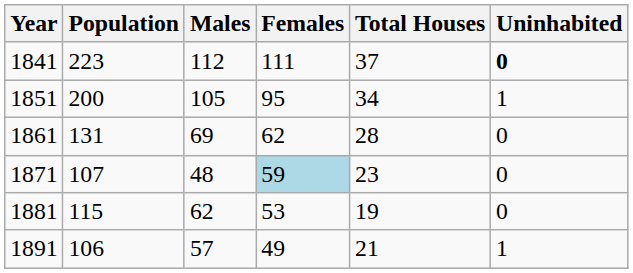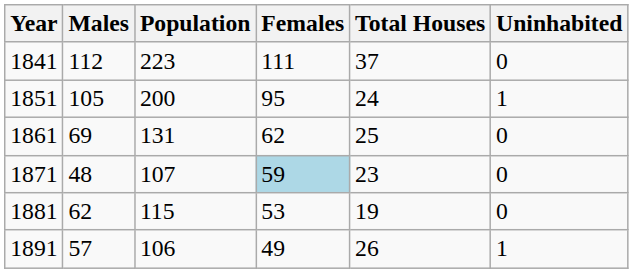columns swapped: (124, 23) <-> (220, 23)
(502, 60) bold -> (502, 60) normal
(367, 98) 34 -> (367, 98) 24
(367, 135) 28 -> (367, 135) 25
(367, 248) 21 -> (367, 248) 26
